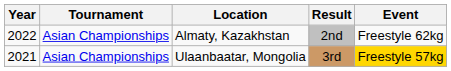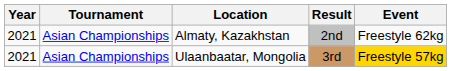(22, 36) 2022 -> (22, 36) 2021
